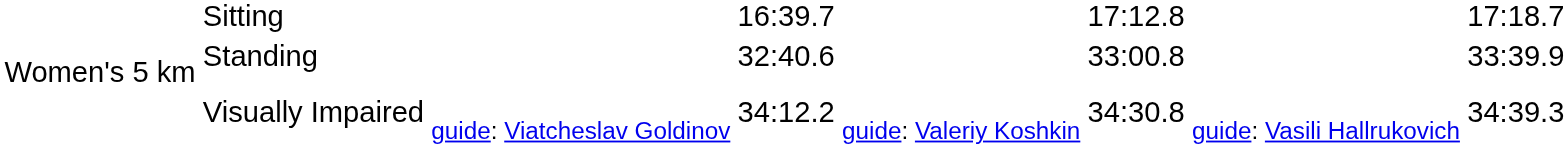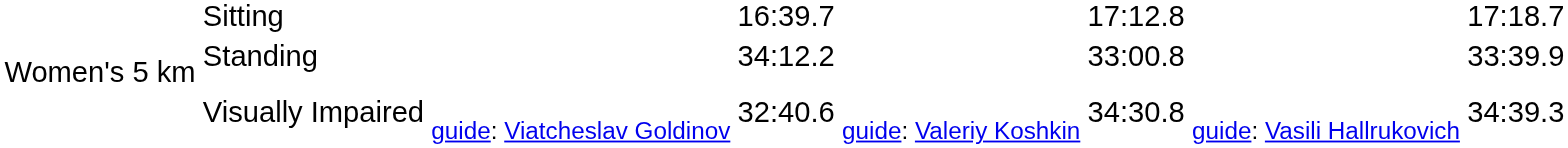(786, 56) 32:40.6 -> (786, 56) 34:12.2
(786, 112) 34:12.2 -> (786, 112) 32:40.6
